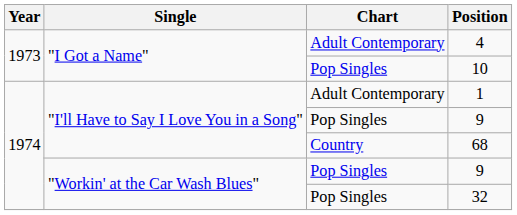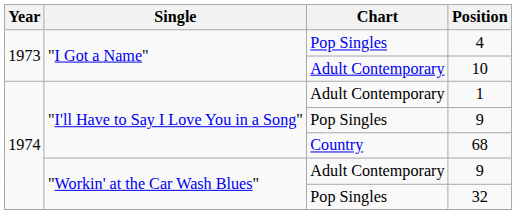(377, 42) Adult Contemporary -> (349, 42) Pop Singles
(349, 68) Pop Singles -> (377, 68) Adult Contemporary
(349, 171) Pop Singles -> (377, 171) Adult Contemporary
